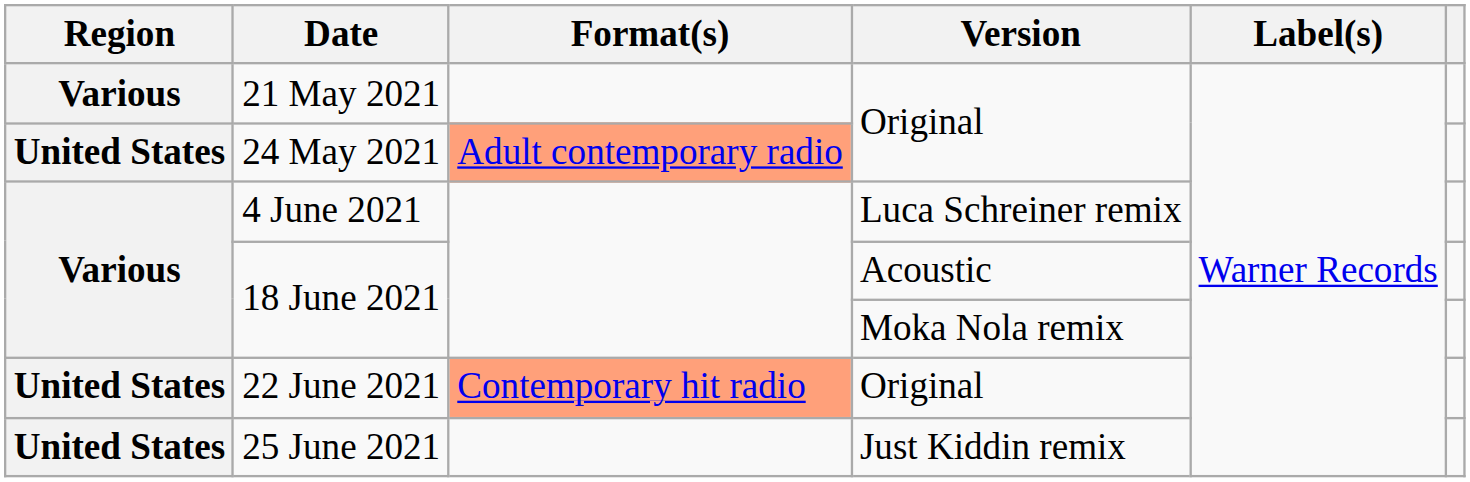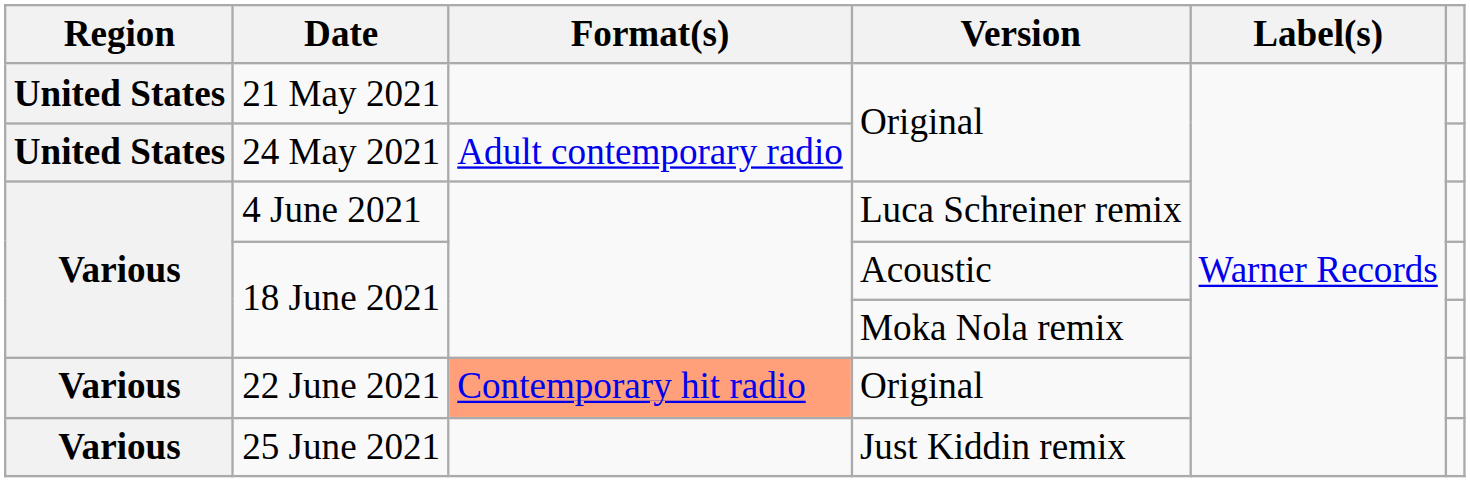(119, 92) Various -> (119, 92) United States
(650, 151) lightsalmon background -> (650, 151) no background
(119, 387) United States -> (119, 387) Various
(119, 446) United States -> (119, 446) Various
